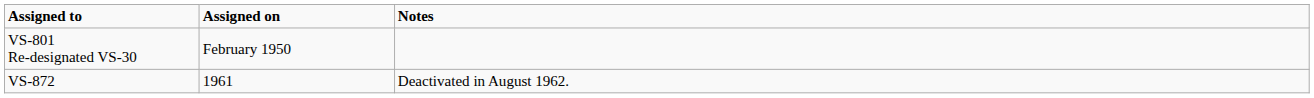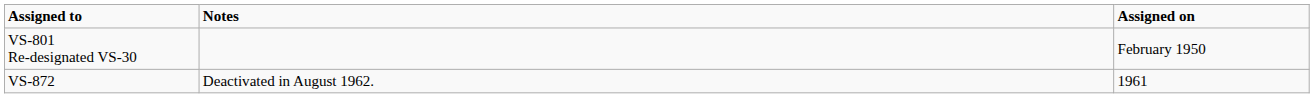columns swapped: (242, 16) <-> (416, 16)
